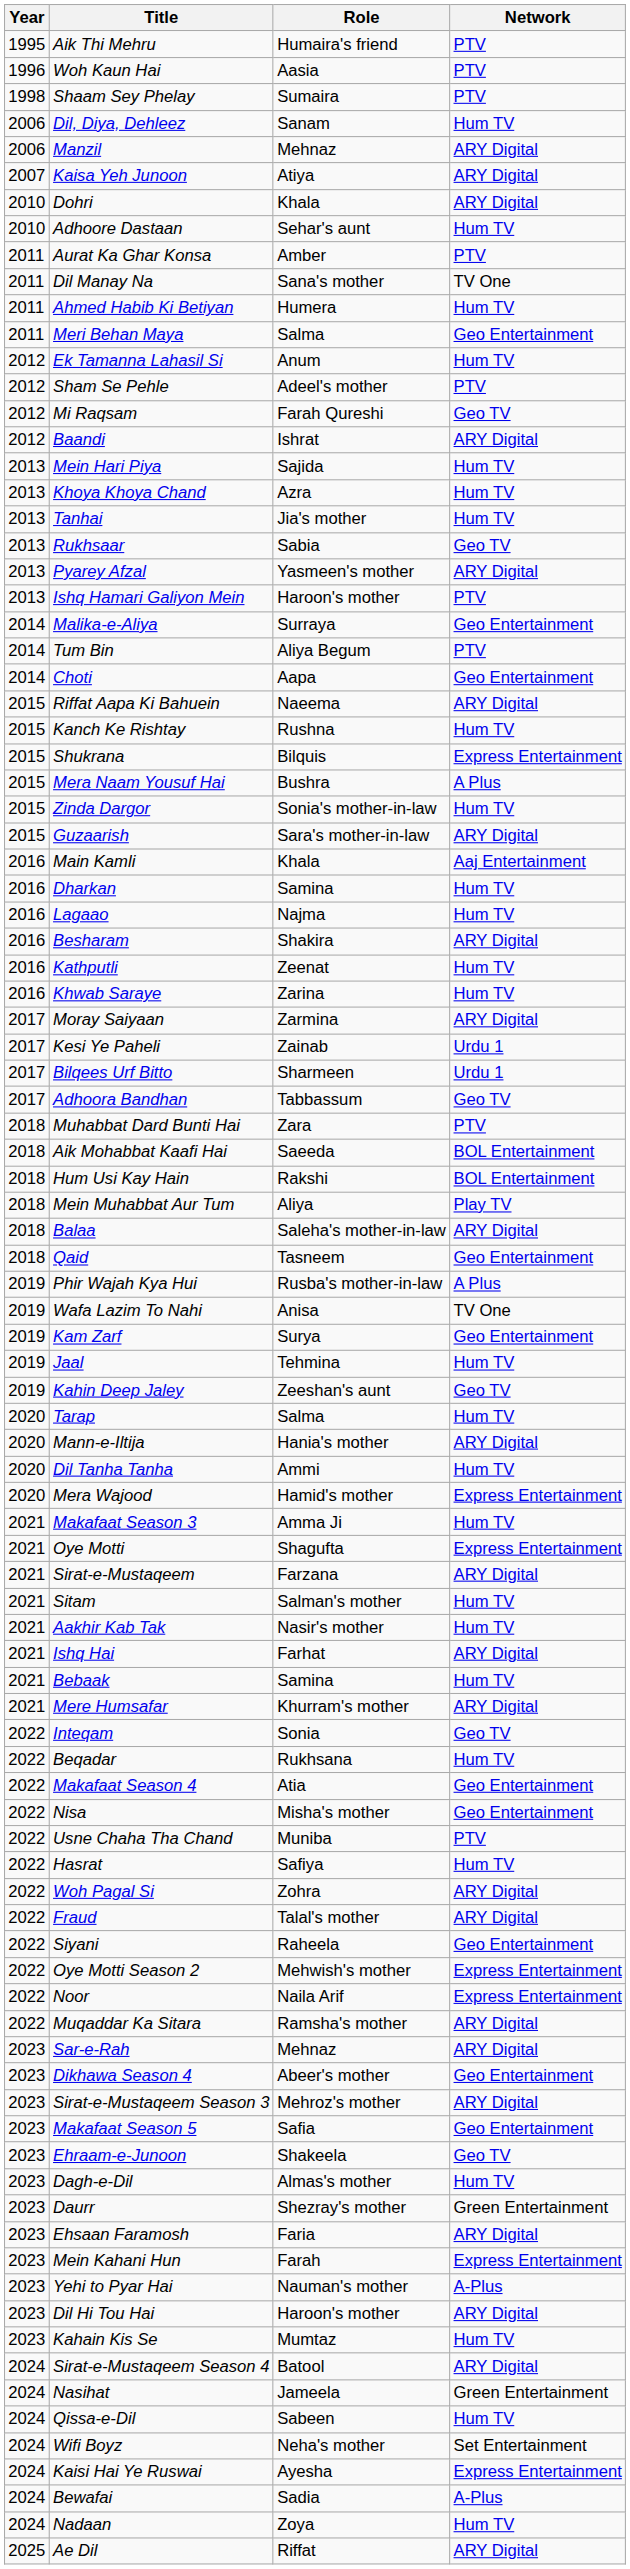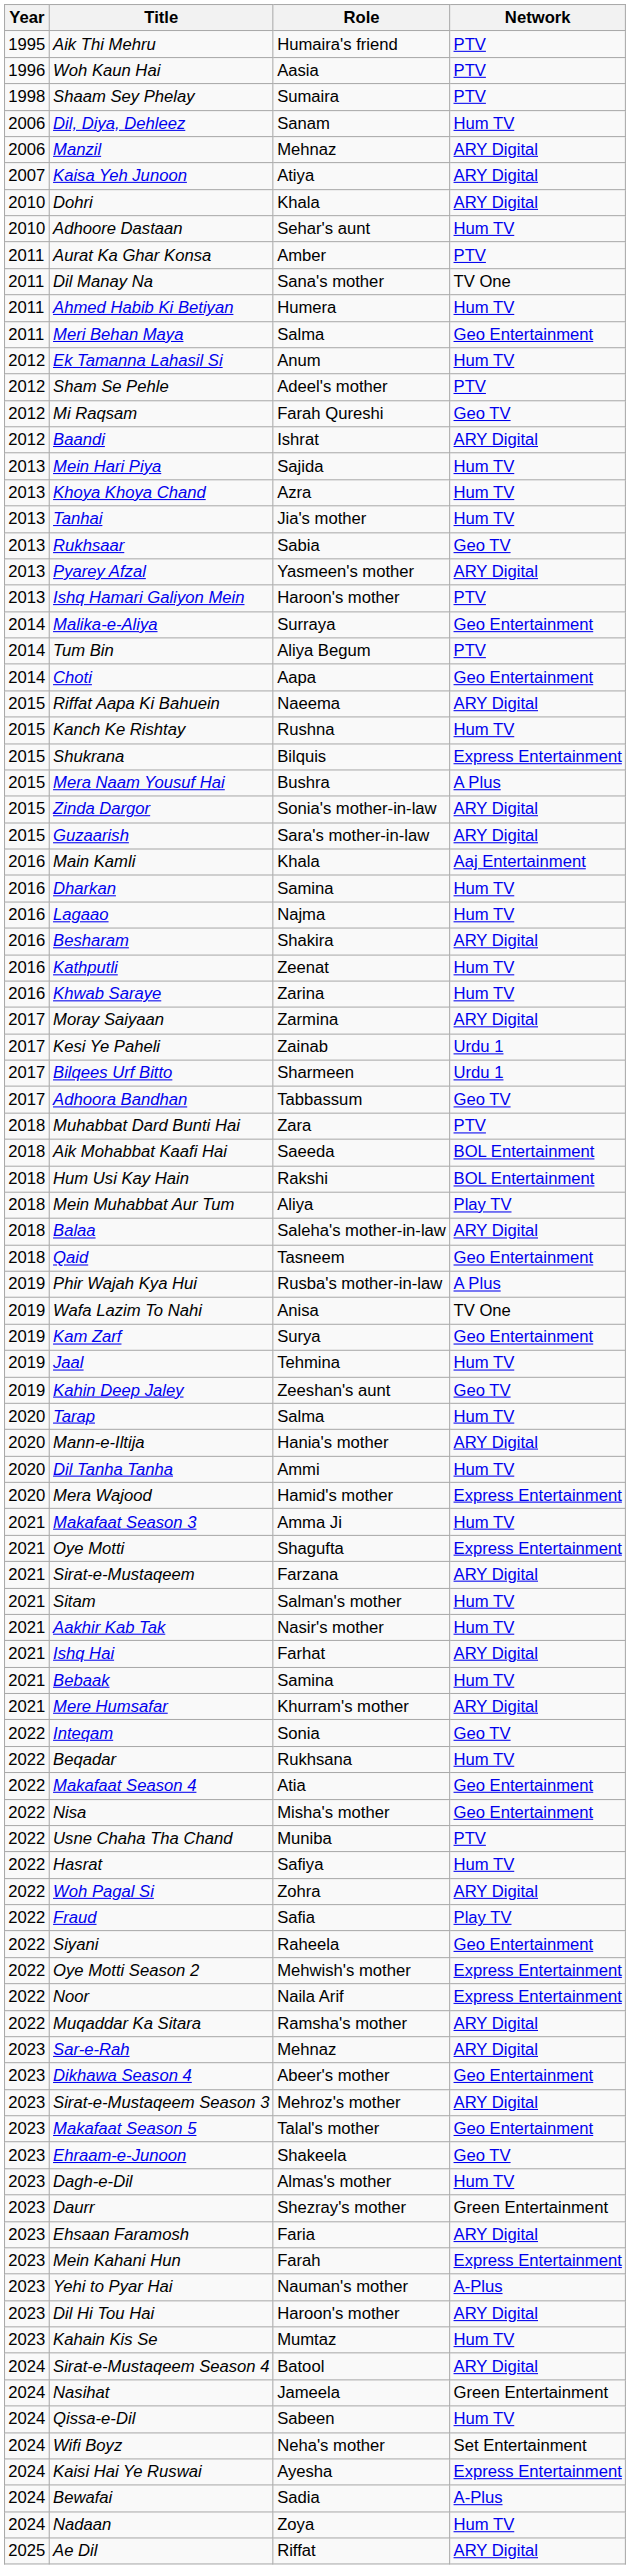(484, 809) Hum TV -> (496, 809) ARY Digital
(328, 1917) Talal's mother -> (296, 1917) Safia
(496, 1917) ARY Digital -> (483, 1917) Play TV
(296, 2128) Safia -> (328, 2128) Talal's mother
